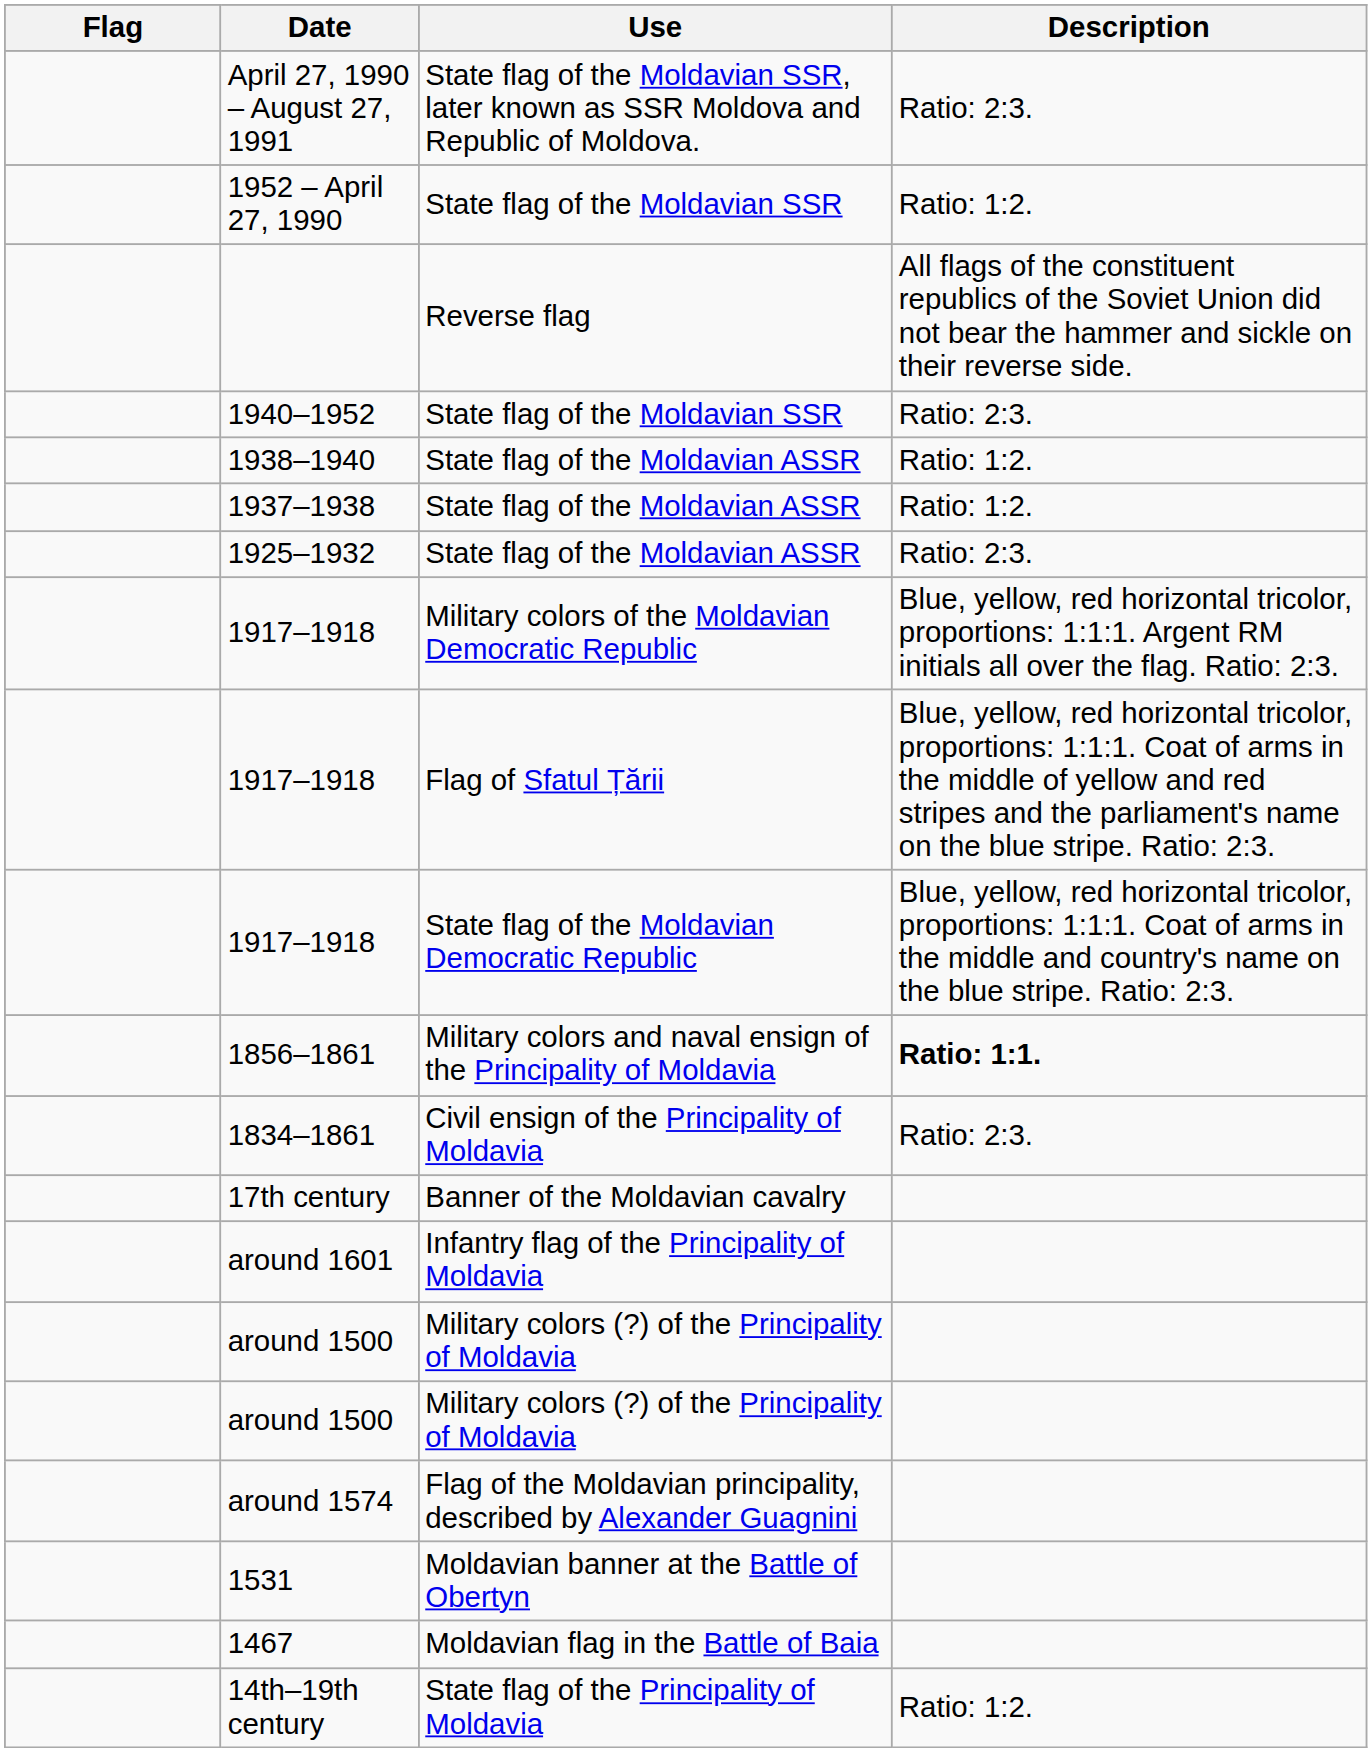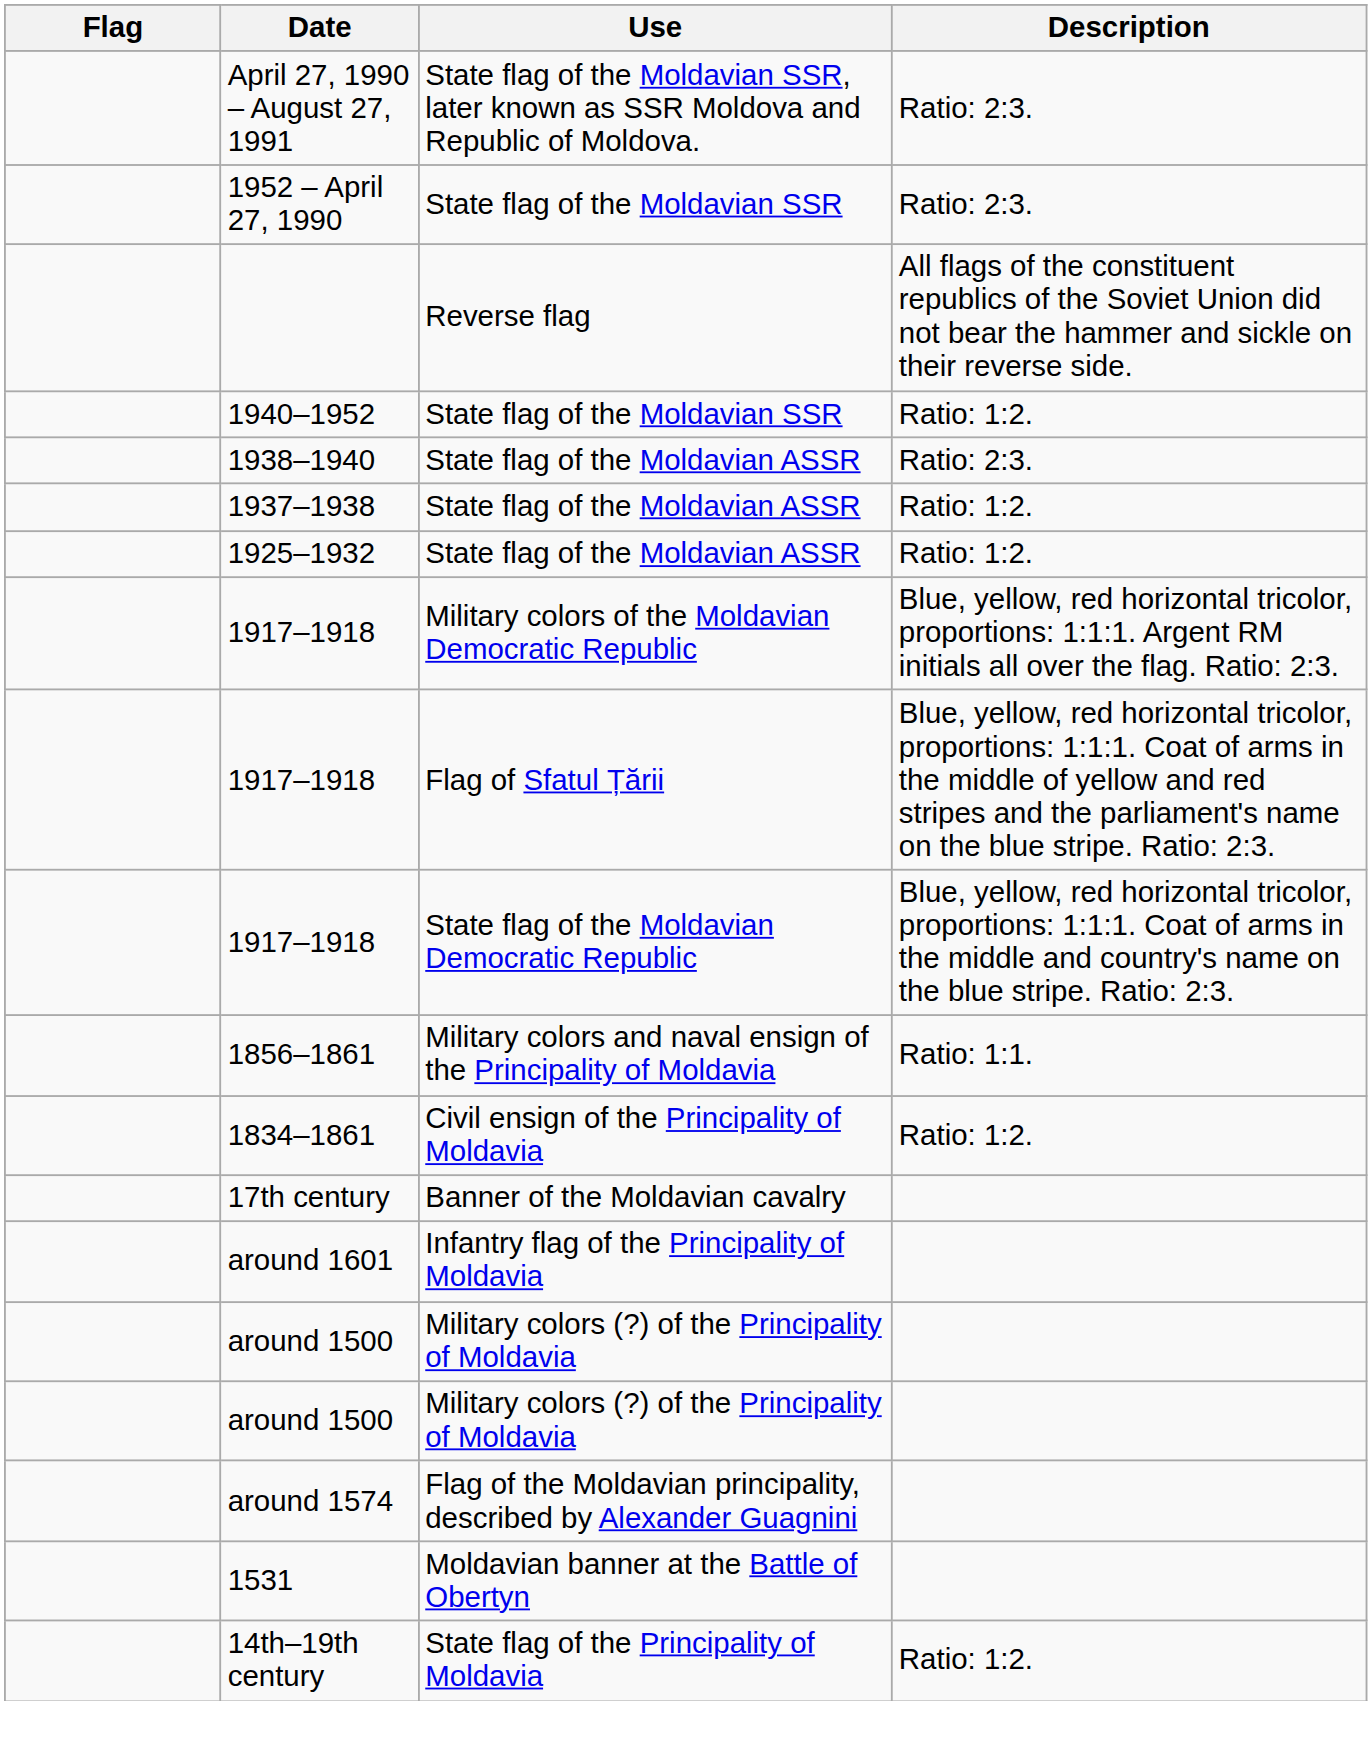(966, 204) Ratio: 1:2. -> (966, 204) Ratio: 2:3.
(966, 413) Ratio: 2:3. -> (966, 413) Ratio: 1:2.
(966, 460) Ratio: 1:2. -> (966, 460) Ratio: 2:3.
(966, 553) Ratio: 2:3. -> (966, 553) Ratio: 1:2.
(970, 1054) bold -> (966, 1054) normal
(966, 1134) Ratio: 2:3. -> (966, 1134) Ratio: 1:2.
- row: (260, 1643)
